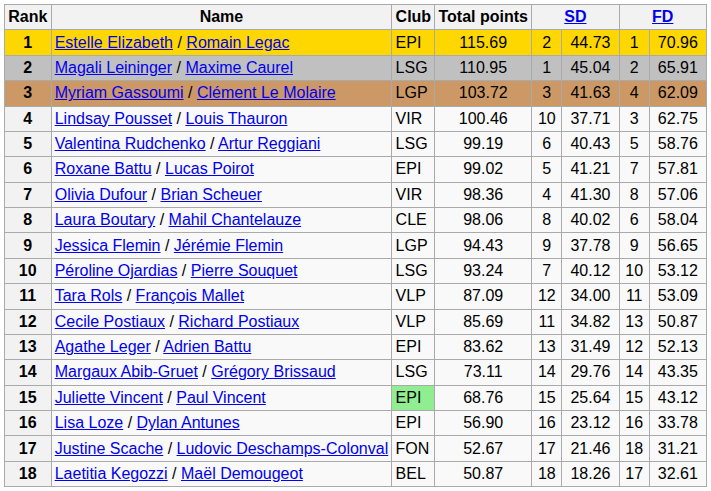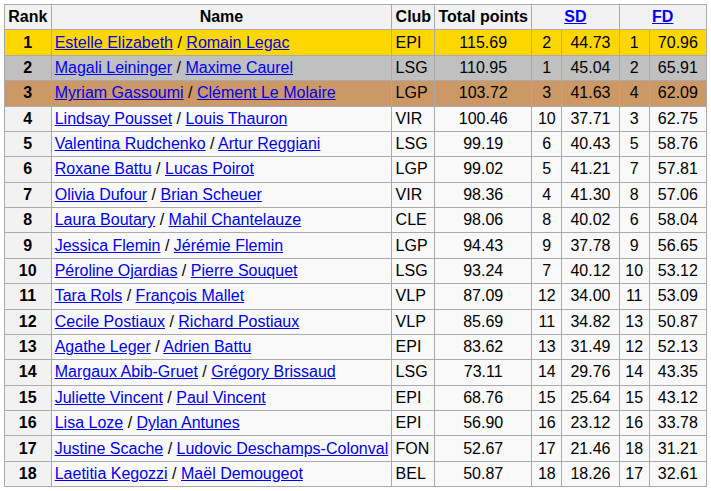(408, 169) EPI -> (412, 169) LGP
(408, 397) lightgreen background -> (408, 397) no background
